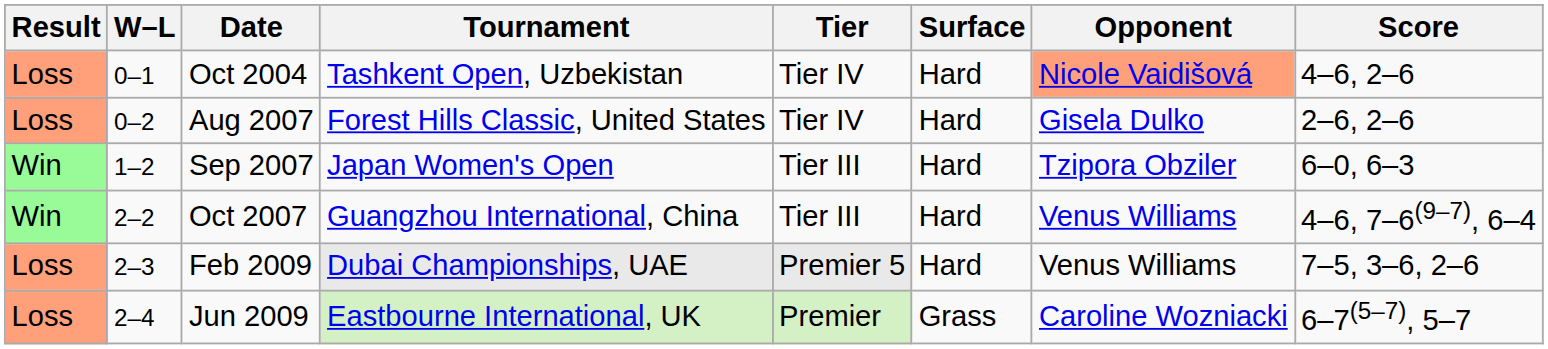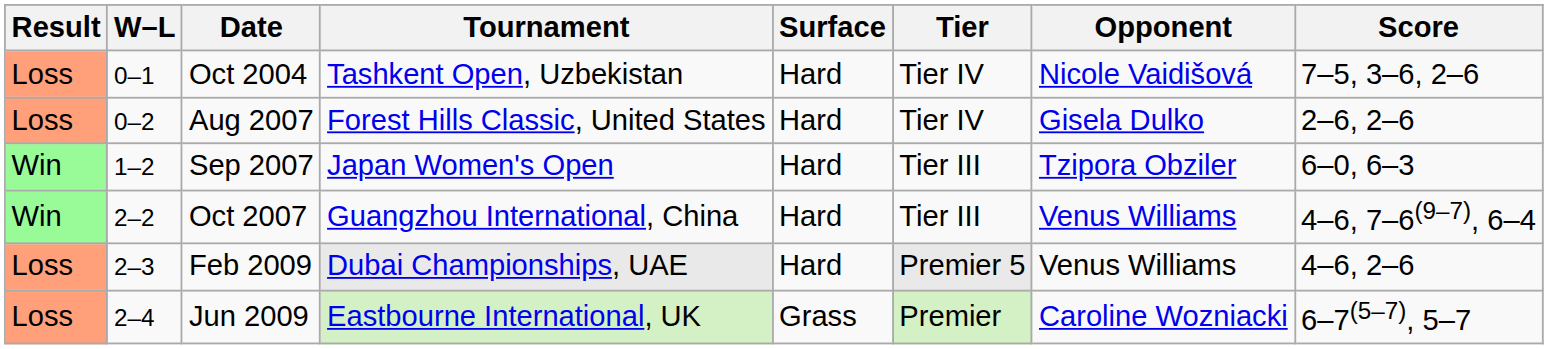columns swapped: (842, 27) <-> (972, 27)
(1146, 73) lightsalmon background -> (1146, 73) no background
(1358, 73) 4–6, 2–6 -> (1390, 73) 7–5, 3–6, 2–6
(1390, 266) 7–5, 3–6, 2–6 -> (1358, 266) 4–6, 2–6
